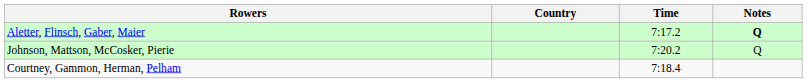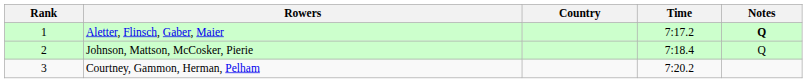+ column: (44, 13)
(666, 50) 7:20.2 -> (679, 50) 7:18.4
(666, 68) 7:18.4 -> (679, 68) 7:20.2
